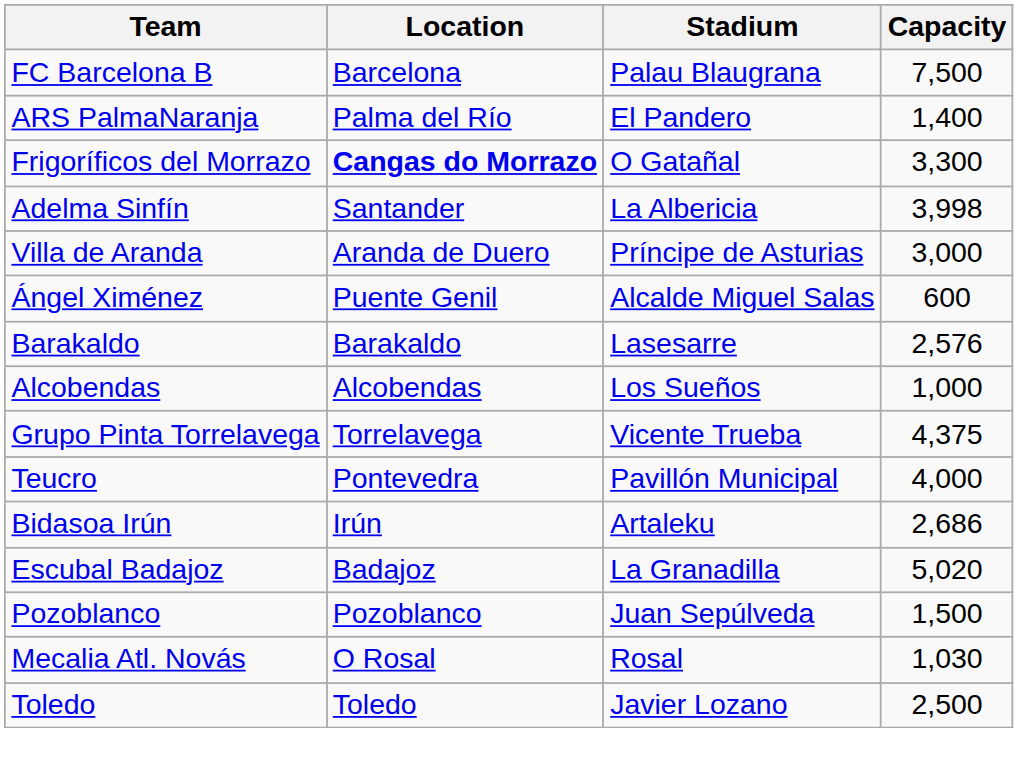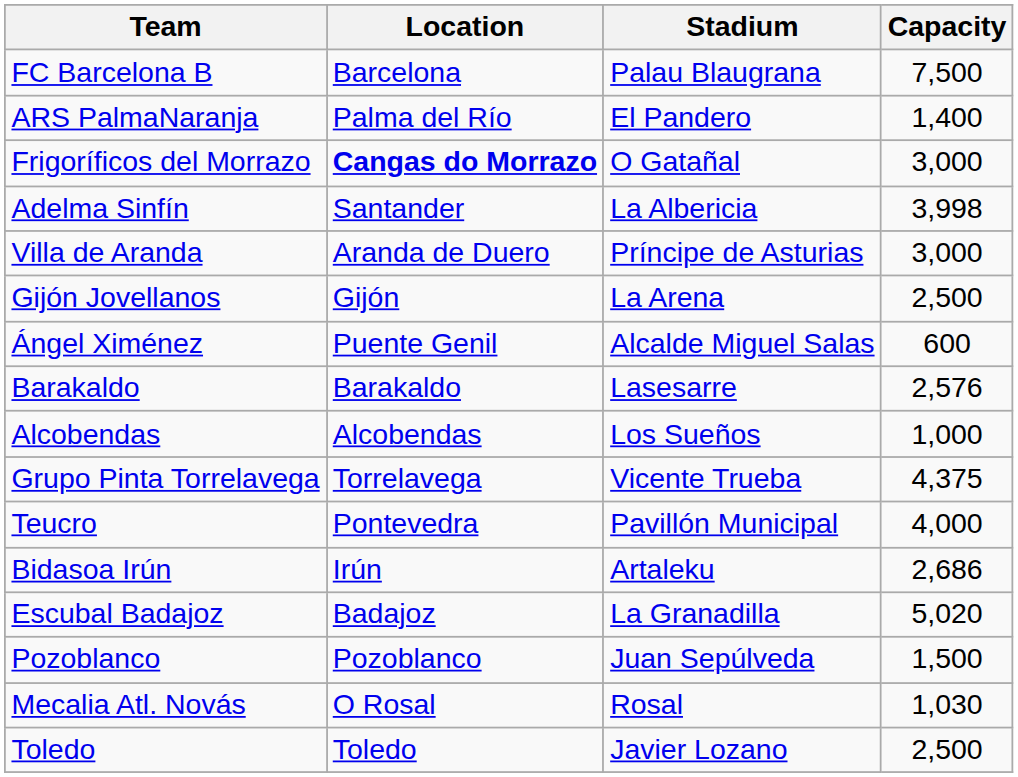(947, 162) 3,300 -> (947, 162) 3,000
+ row: (116, 298)
